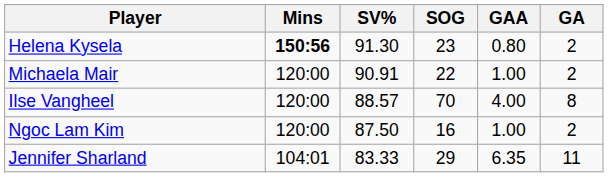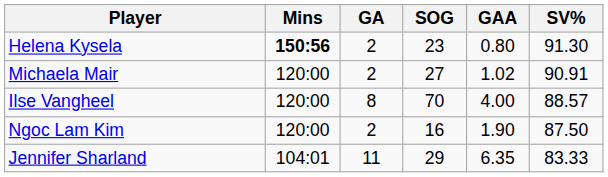columns swapped: (572, 18) <-> (377, 18)
(445, 74) 22 -> (434, 74) 27
(509, 74) 1.00 -> (498, 74) 1.02
(509, 130) 1.00 -> (498, 130) 1.90
